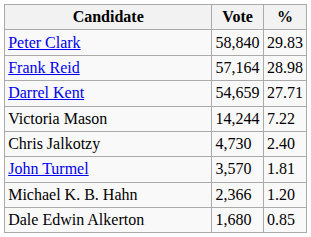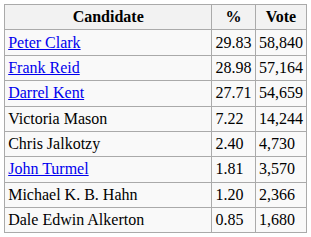columns swapped: (238, 17) <-> (285, 17)
